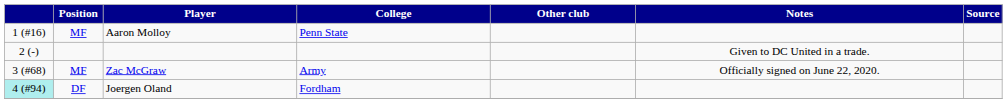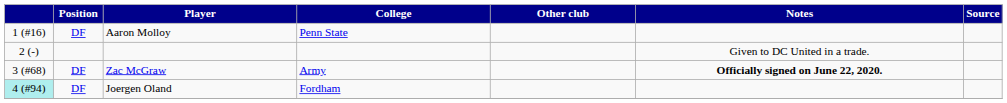(78, 33) MF -> (78, 33) DF
(78, 70) MF -> (78, 70) DF
(800, 70) normal -> (800, 70) bold
